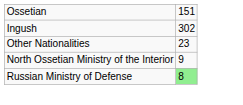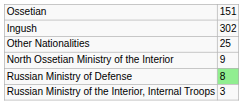(184, 44) 23 -> (225, 44) 25
+ row: (111, 92)
